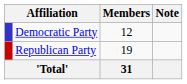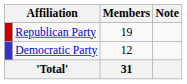rows swapped: (56, 50) <-> (56, 32)
